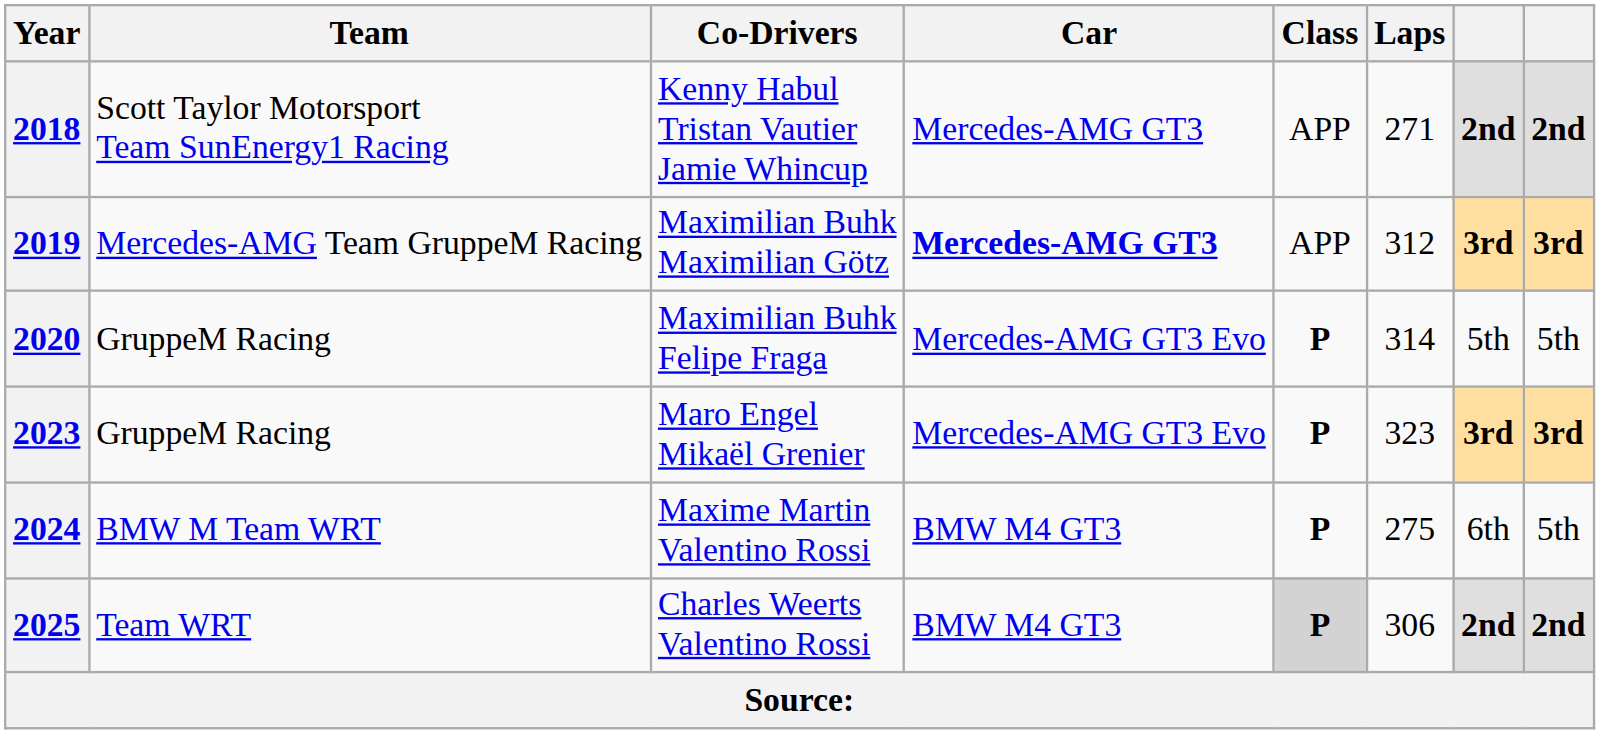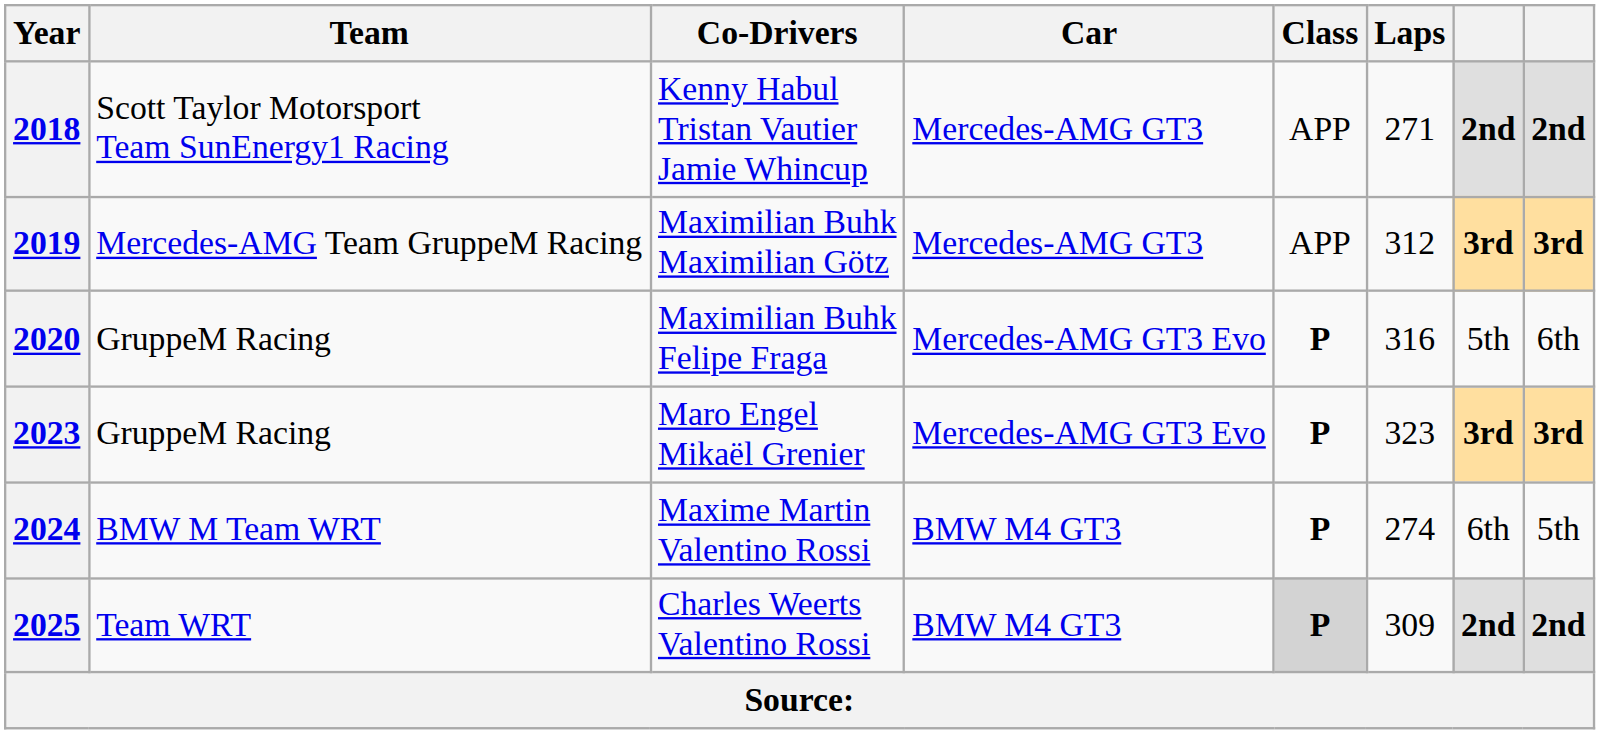(1065, 243) bold -> (1058, 243) normal
(1410, 338) 314 -> (1410, 338) 316
(1558, 338) 5th -> (1558, 338) 6th
(1410, 529) 275 -> (1410, 529) 274
(1410, 624) 306 -> (1410, 624) 309
